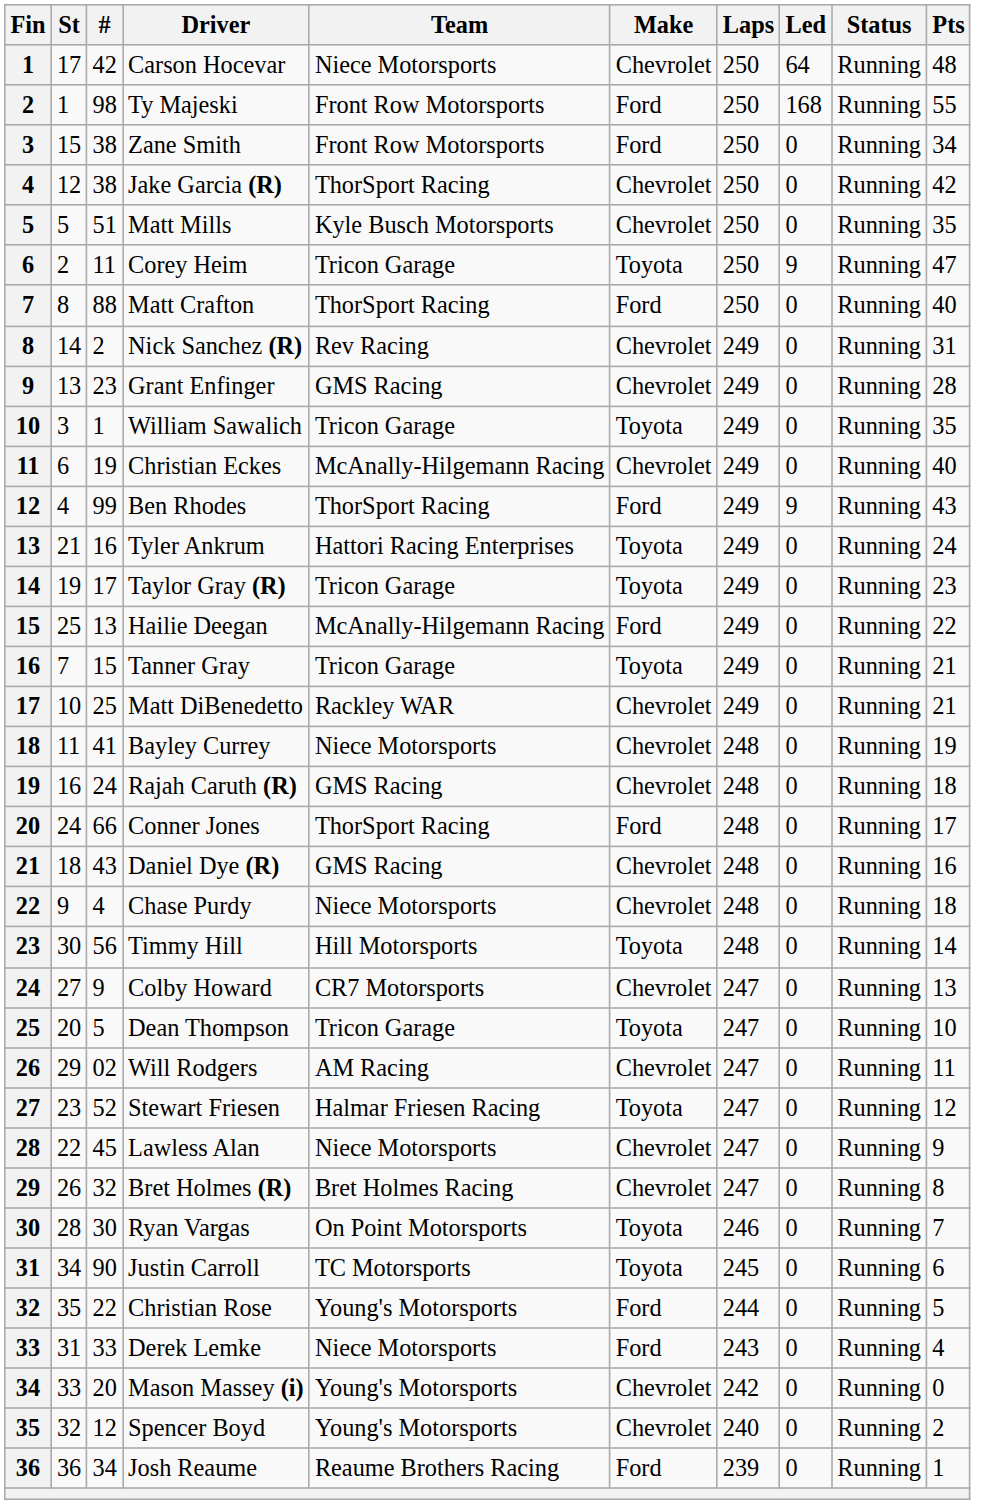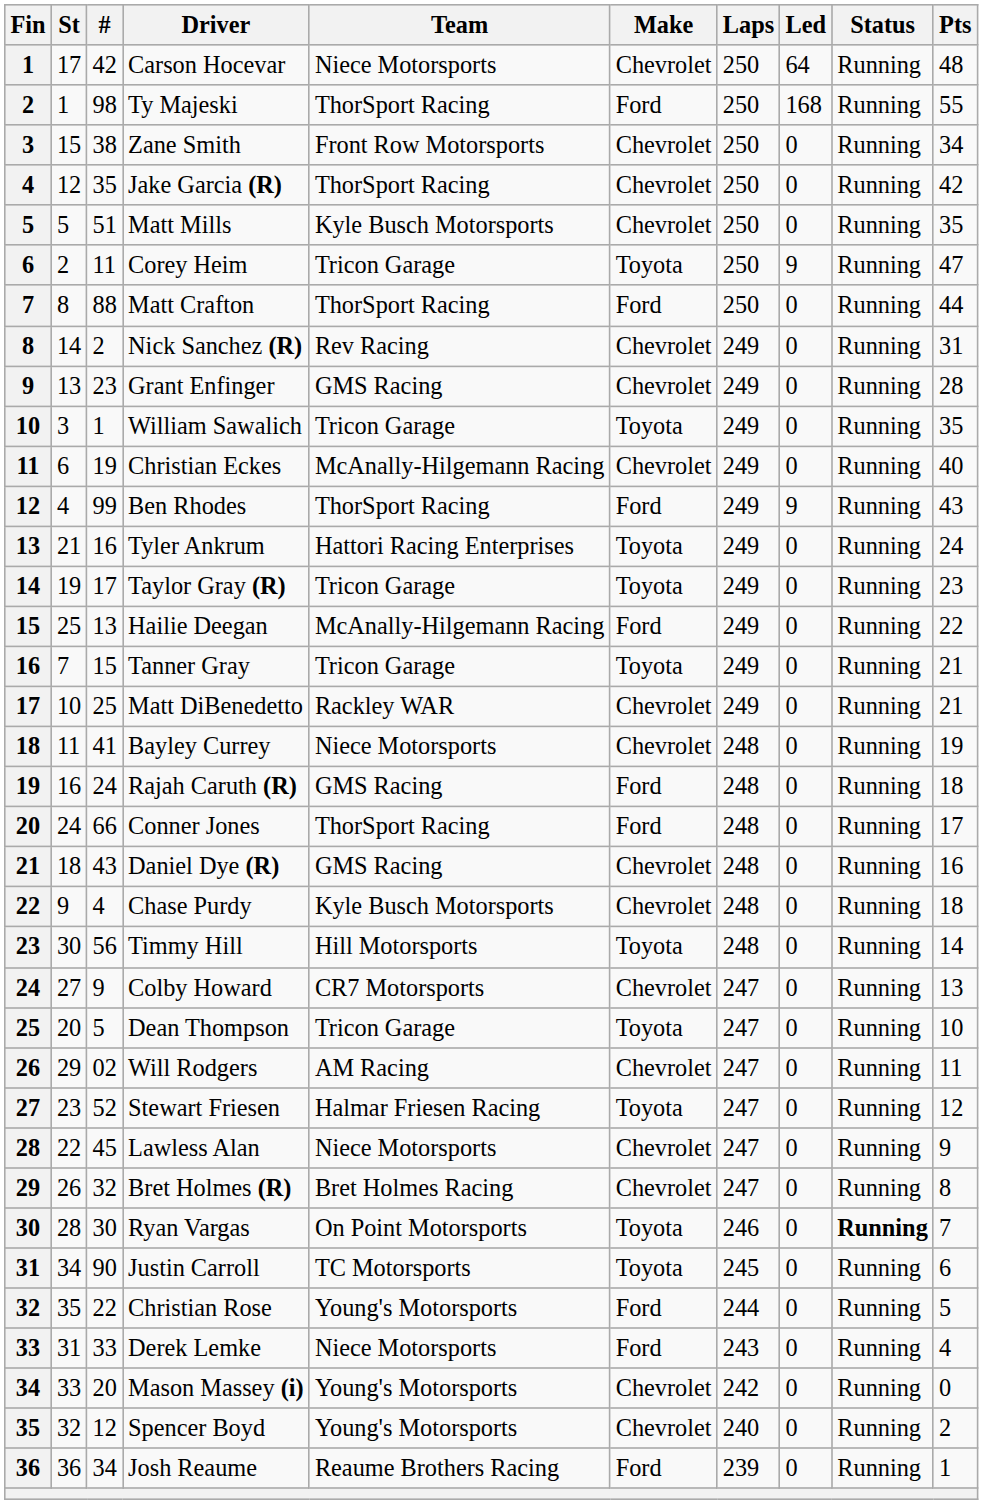(430, 104) Front Row Motorsports -> (402, 104) ThorSport Racing
(639, 145) Ford -> (664, 145) Chevrolet
(105, 185) 38 -> (105, 185) 35
(944, 305) 40 -> (951, 305) 44
(664, 786) Chevrolet -> (639, 786) Ford
(406, 906) Niece Motorsports -> (434, 906) Kyle Busch Motorsports
(879, 1227) normal -> (883, 1227) bold
